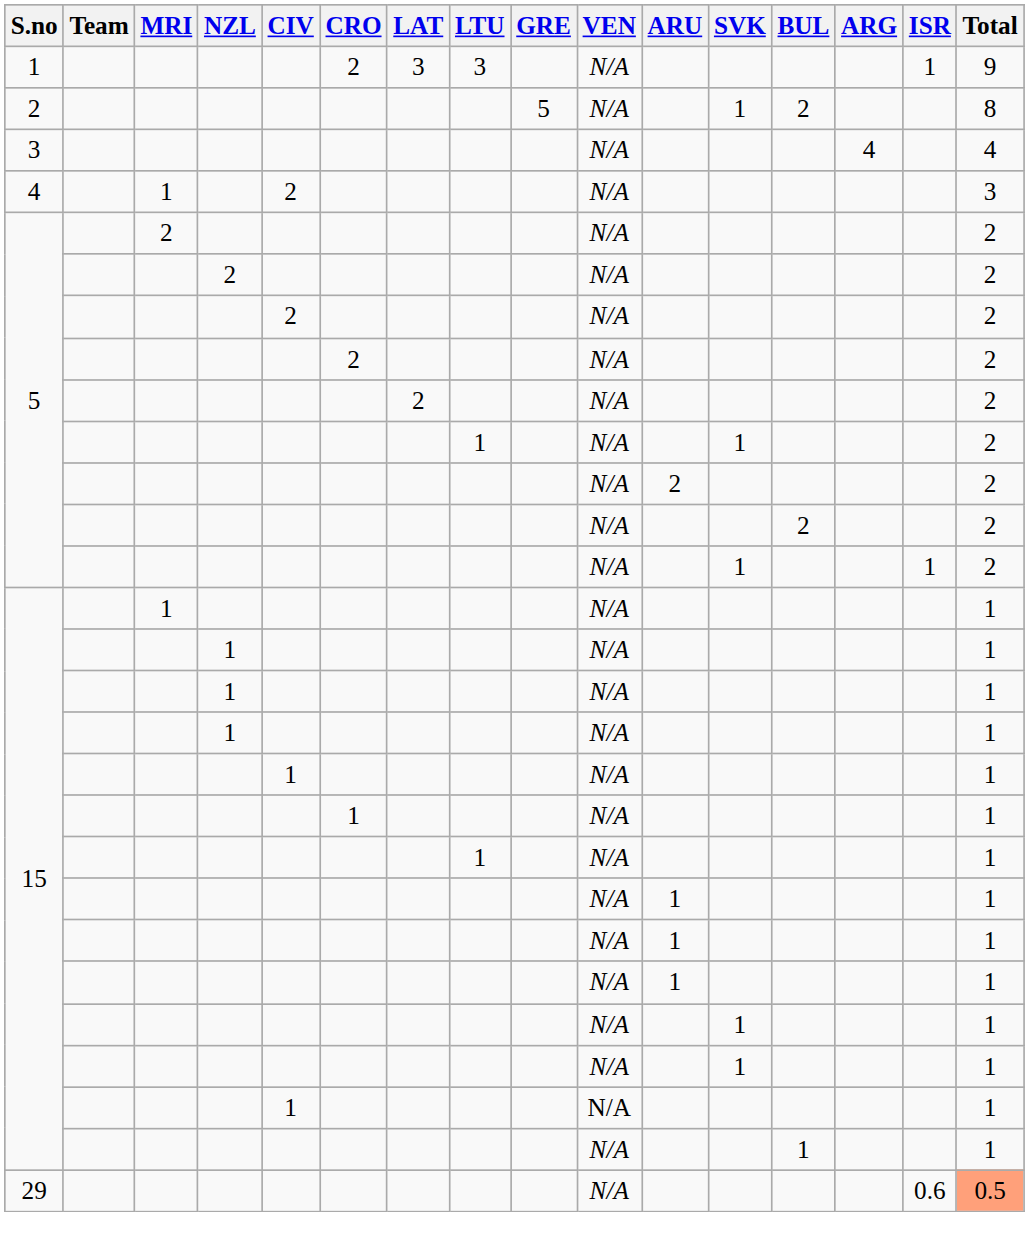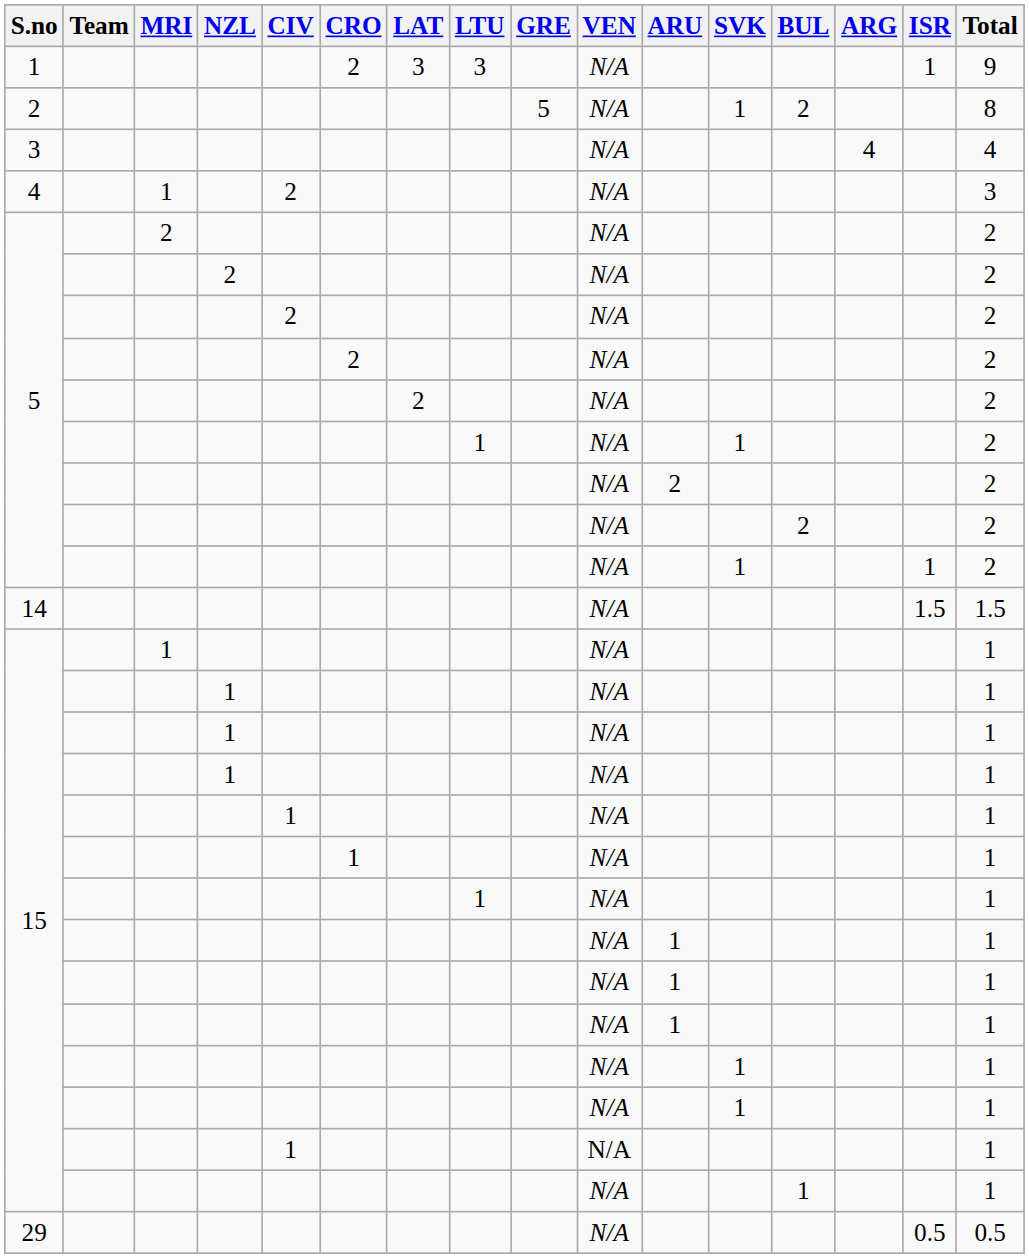+ row: (34, 607)
(930, 1190) 0.6 -> (930, 1231) 0.5
(990, 1190) lightsalmon background -> (990, 1231) no background
